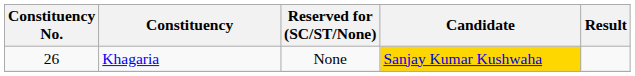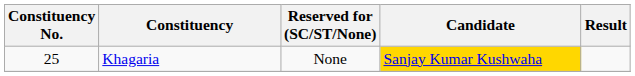(52, 58) 26 -> (52, 58) 25
